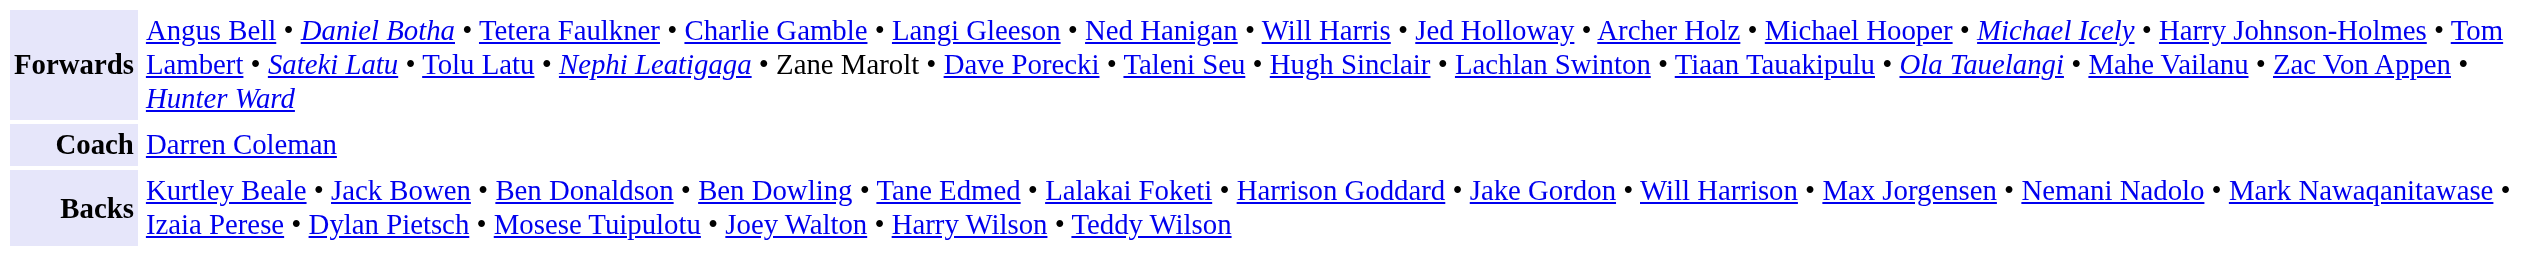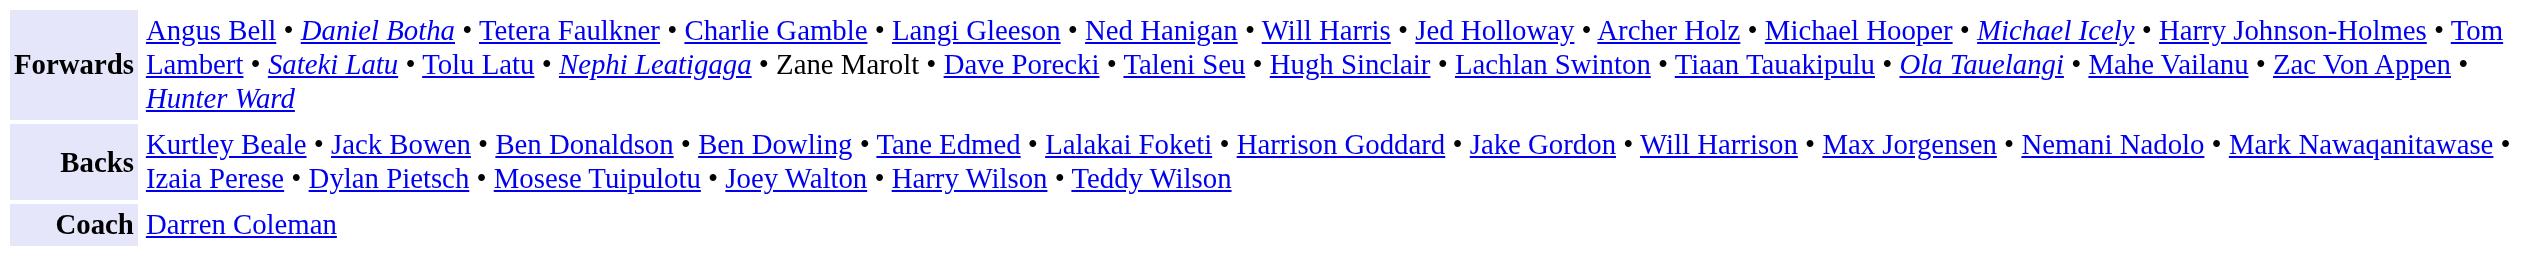rows swapped: (97, 207) <-> (95, 144)
